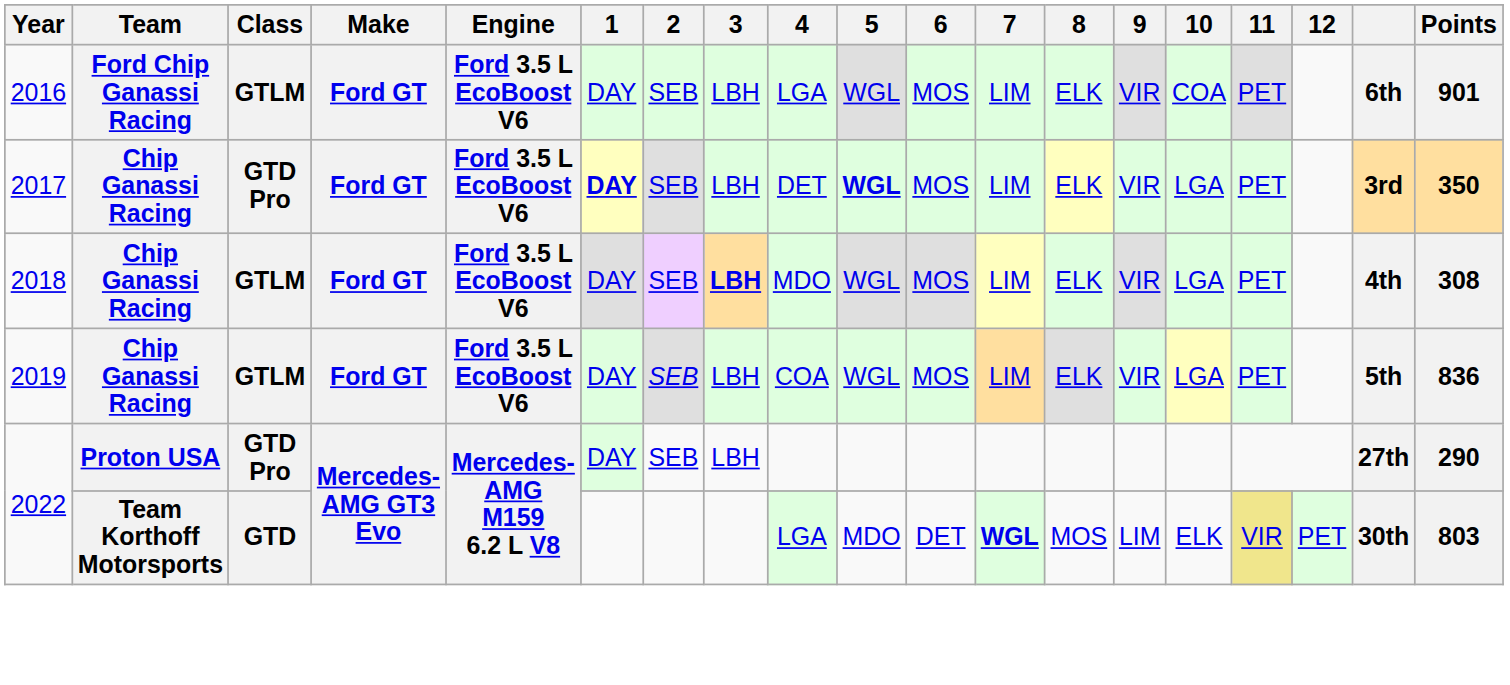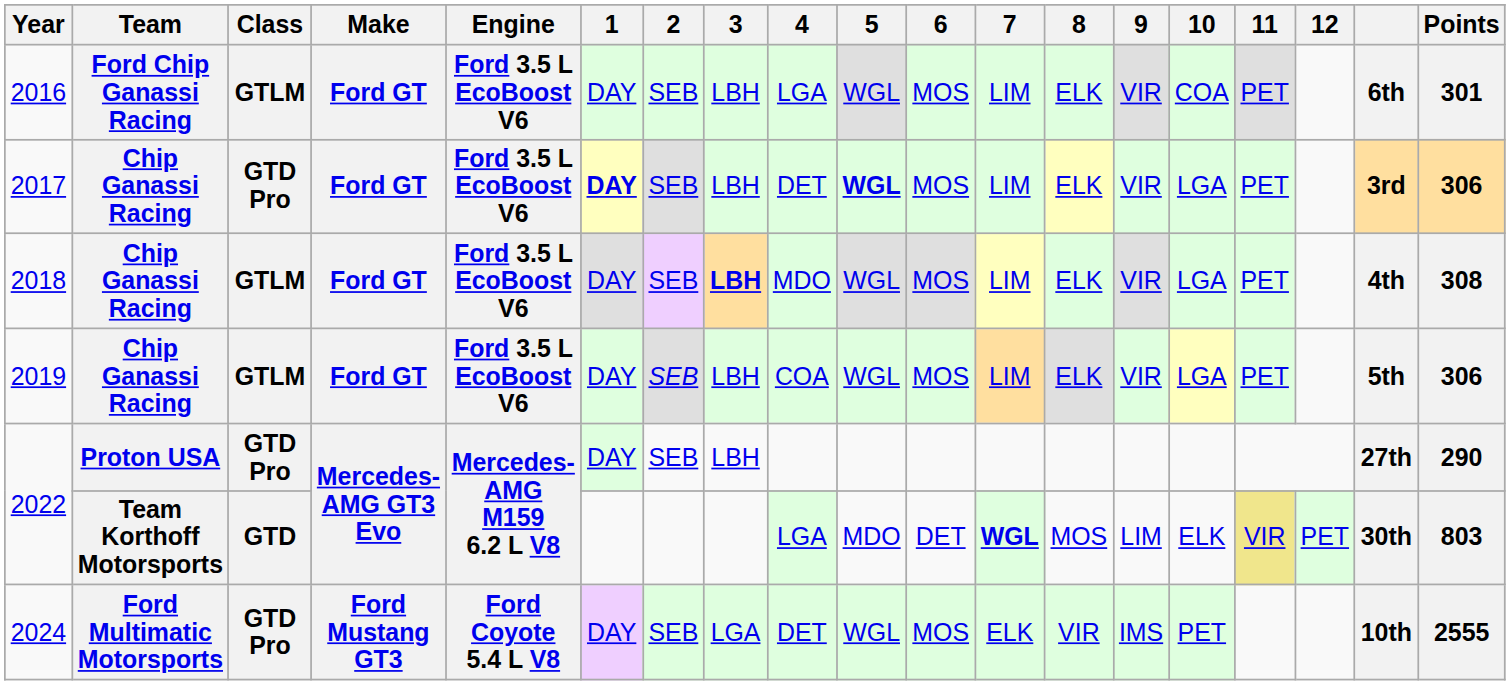(1459, 92) 901 -> (1462, 92) 301
(1459, 187) 350 -> (1462, 187) 306
(1459, 376) 836 -> (1462, 376) 306
+ row: (38, 633)
